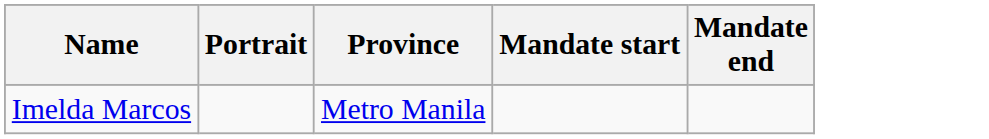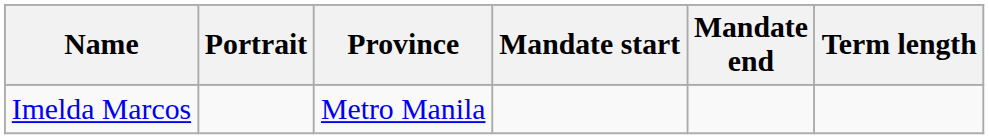+ column: (899, 44)
